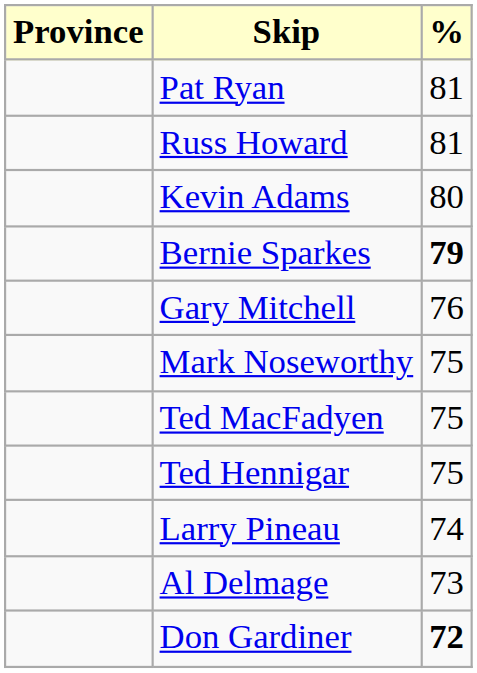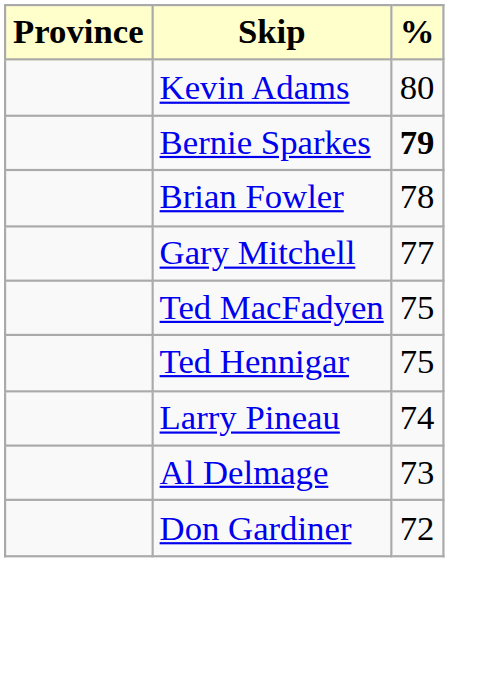- row: (222, 87)
- row: (254, 142)
+ row: (252, 197)
(447, 307) 76 -> (417, 252) 77
- row: (286, 362)
(447, 637) bold -> (417, 527) normal
